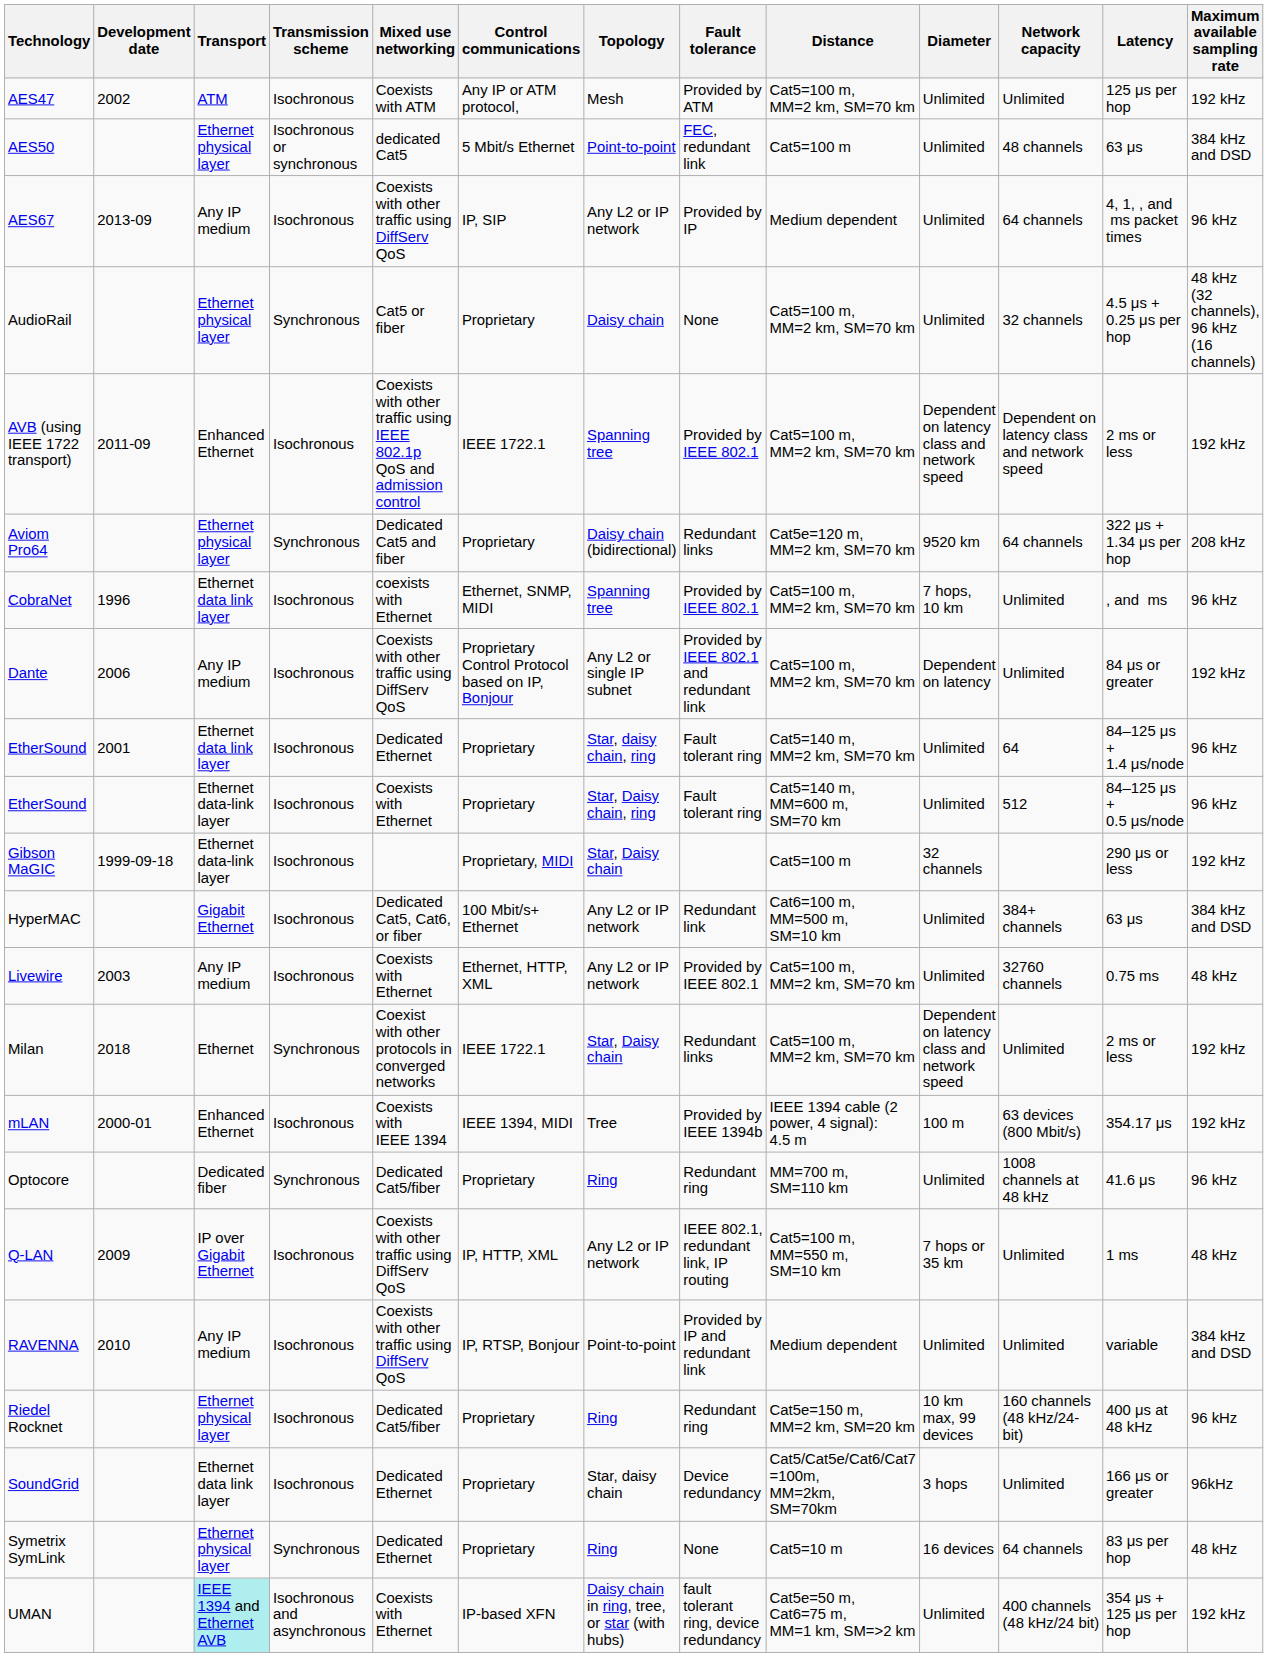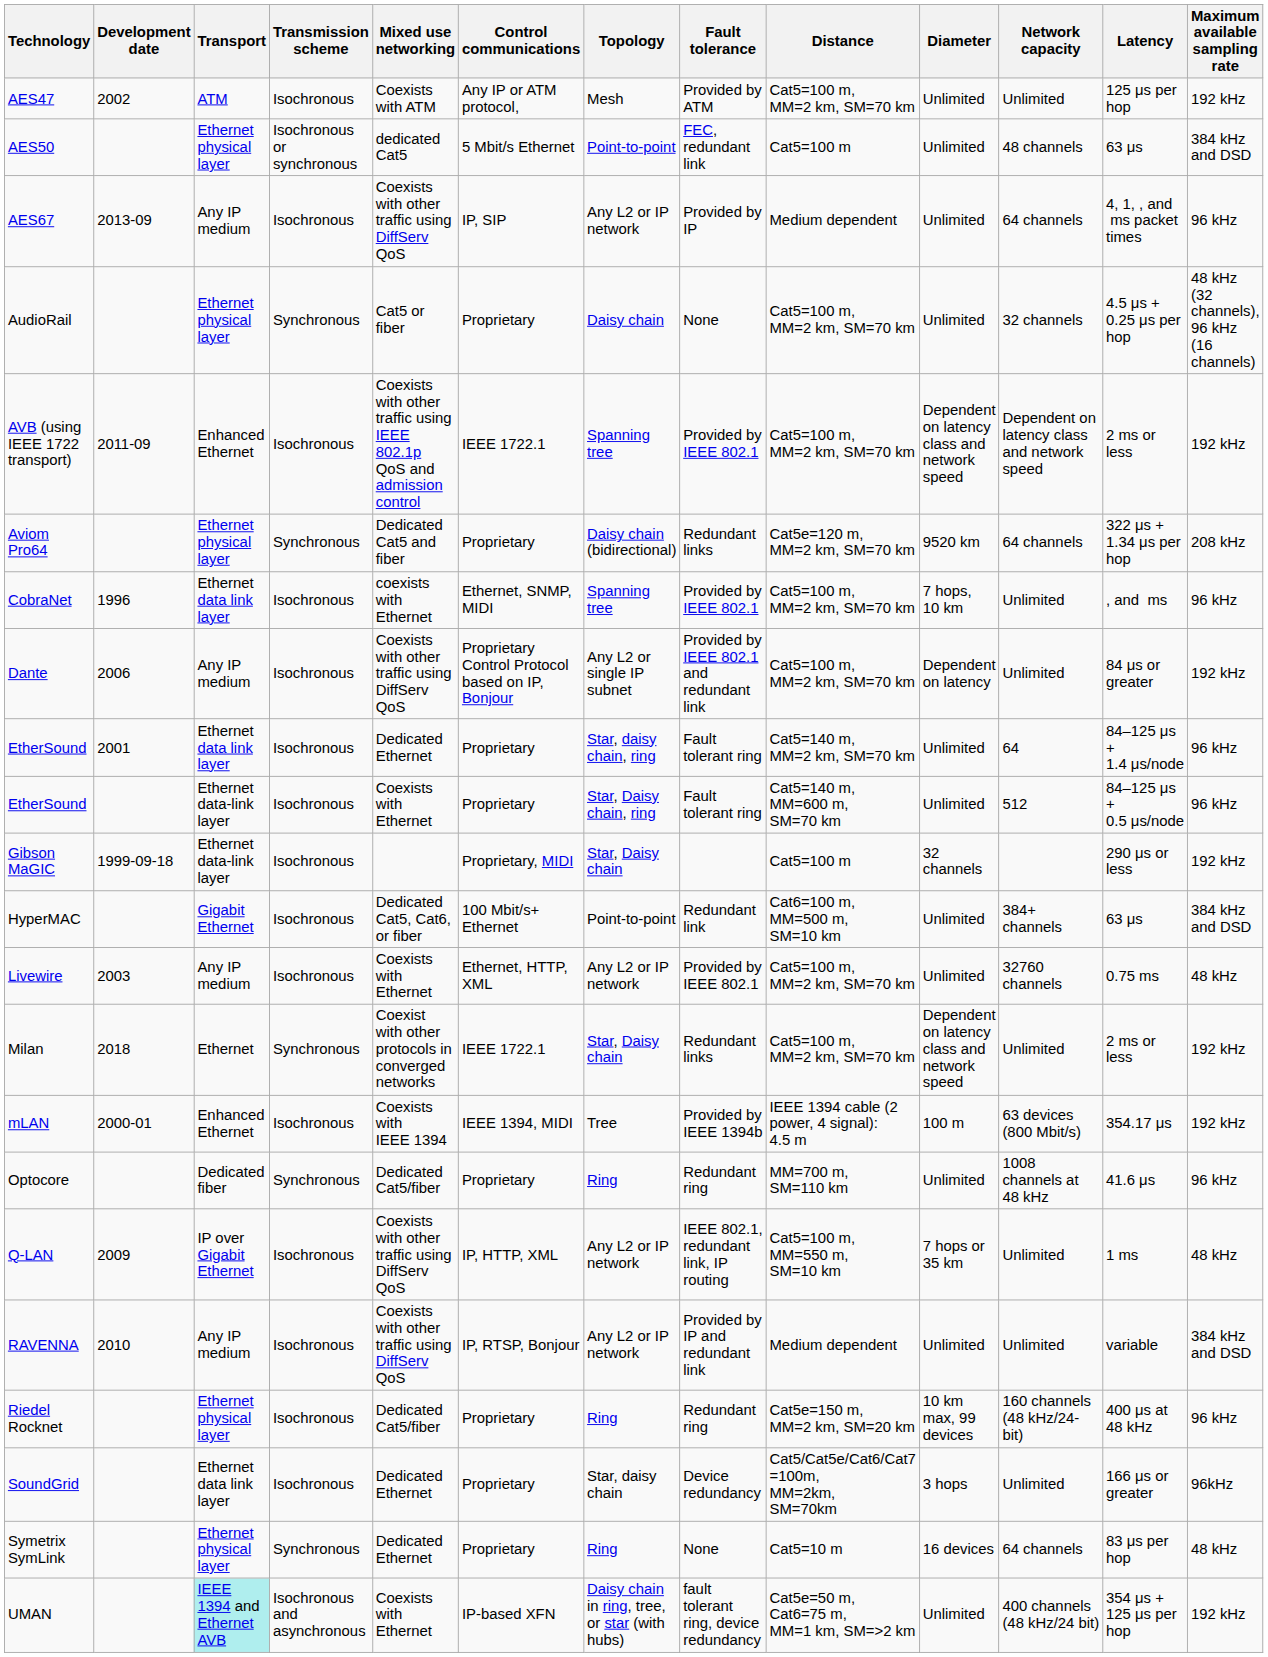(628, 918) Any L2 or IP network -> (631, 918) Point-to-point
(631, 1345) Point-to-point -> (628, 1345) Any L2 or IP network
